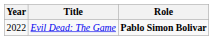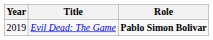(16, 27) 2022 -> (16, 27) 2019
